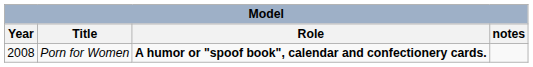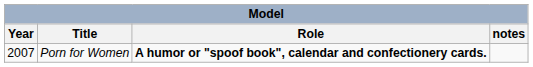(21, 53) 2008 -> (21, 53) 2007
